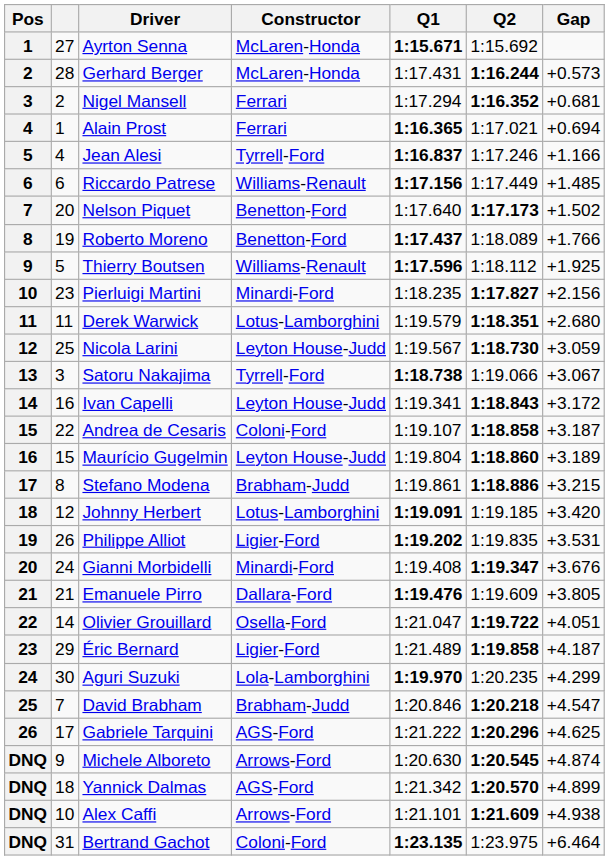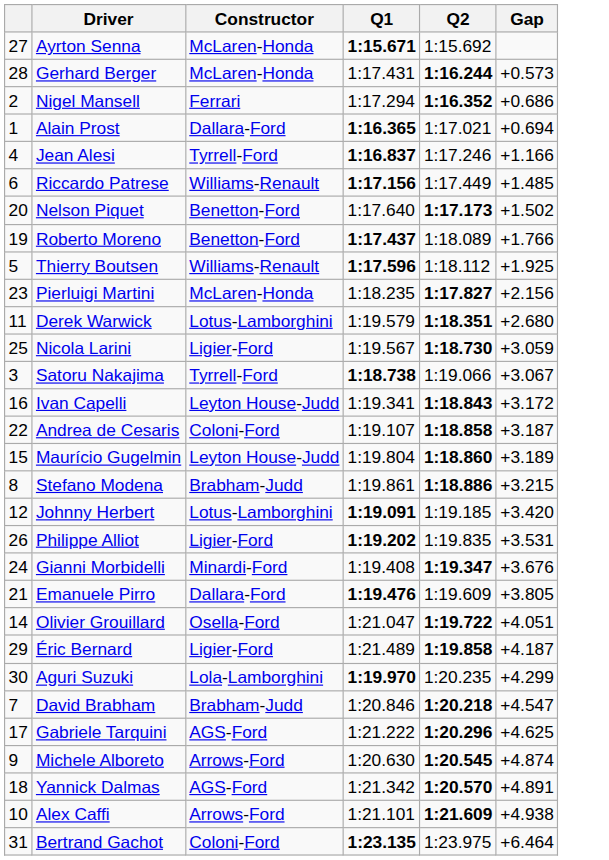- column: (28, 18)
(574, 101) +0.681 -> (527, 101) +0.686
(261, 128) Ferrari -> (237, 128) Dallara-Ford
(285, 293) Minardi-Ford -> (251, 293) McLaren-Honda
(311, 348) Leyton House-Judd -> (231, 348) Ligier-Ford
(574, 787) +4.899 -> (527, 787) +4.891
